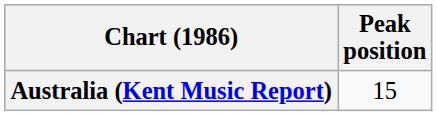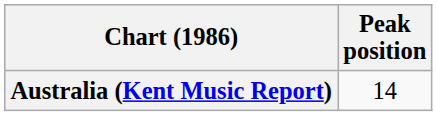(385, 90) 15 -> (385, 90) 14
